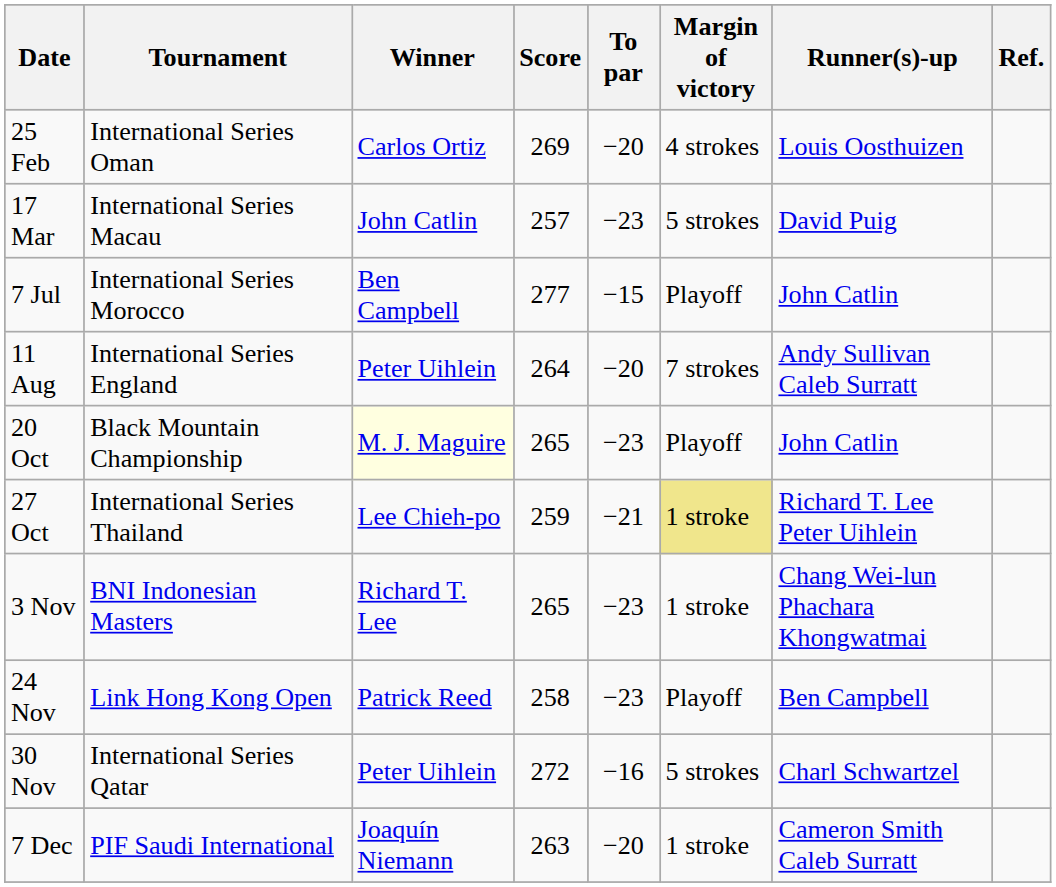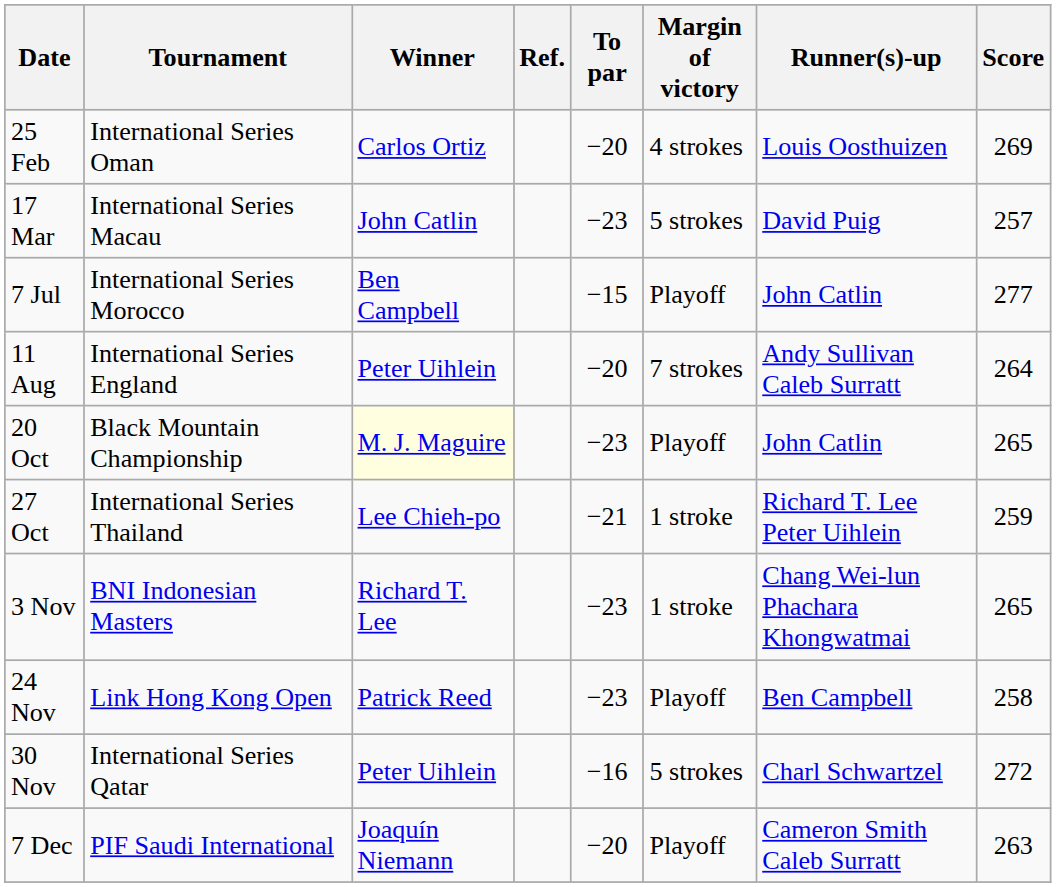columns swapped: (550, 57) <-> (1021, 57)
(707, 517) khaki background -> (691, 517) no background
(707, 844) 1 stroke -> (688, 844) Playoff
